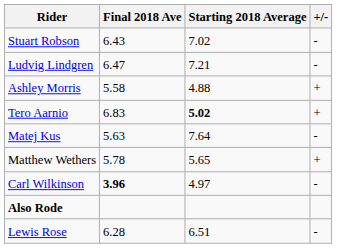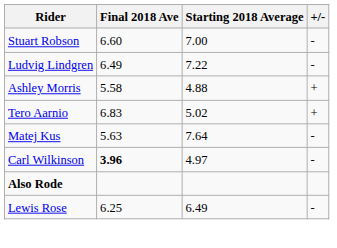(114, 41) 6.43 -> (111, 41) 6.60
(199, 41) 7.02 -> (196, 41) 7.00
(114, 65) 6.47 -> (111, 65) 6.49
(199, 65) 7.21 -> (196, 65) 7.22
(199, 111) bold -> (196, 112) normal
- row: (52, 160)
(114, 232) 6.28 -> (111, 208) 6.25
(199, 232) 6.51 -> (196, 208) 6.49
